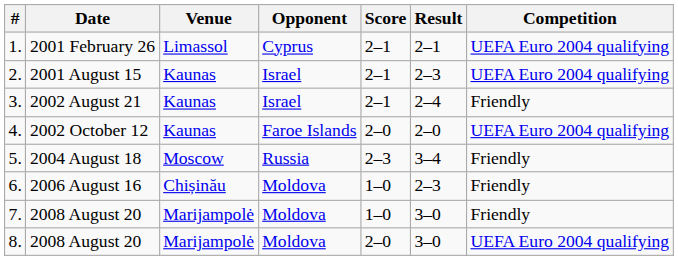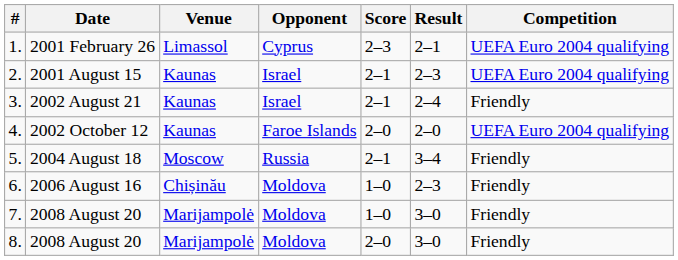(378, 46) 2–1 -> (378, 46) 2–3
(378, 158) 2–3 -> (378, 158) 2–1
(570, 241) UEFA Euro 2004 qualifying -> (500, 241) Friendly
